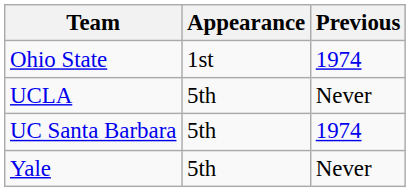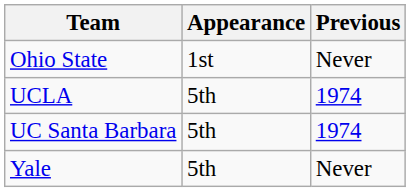(339, 58) 1974 -> (344, 58) Never
(344, 95) Never -> (339, 95) 1974
